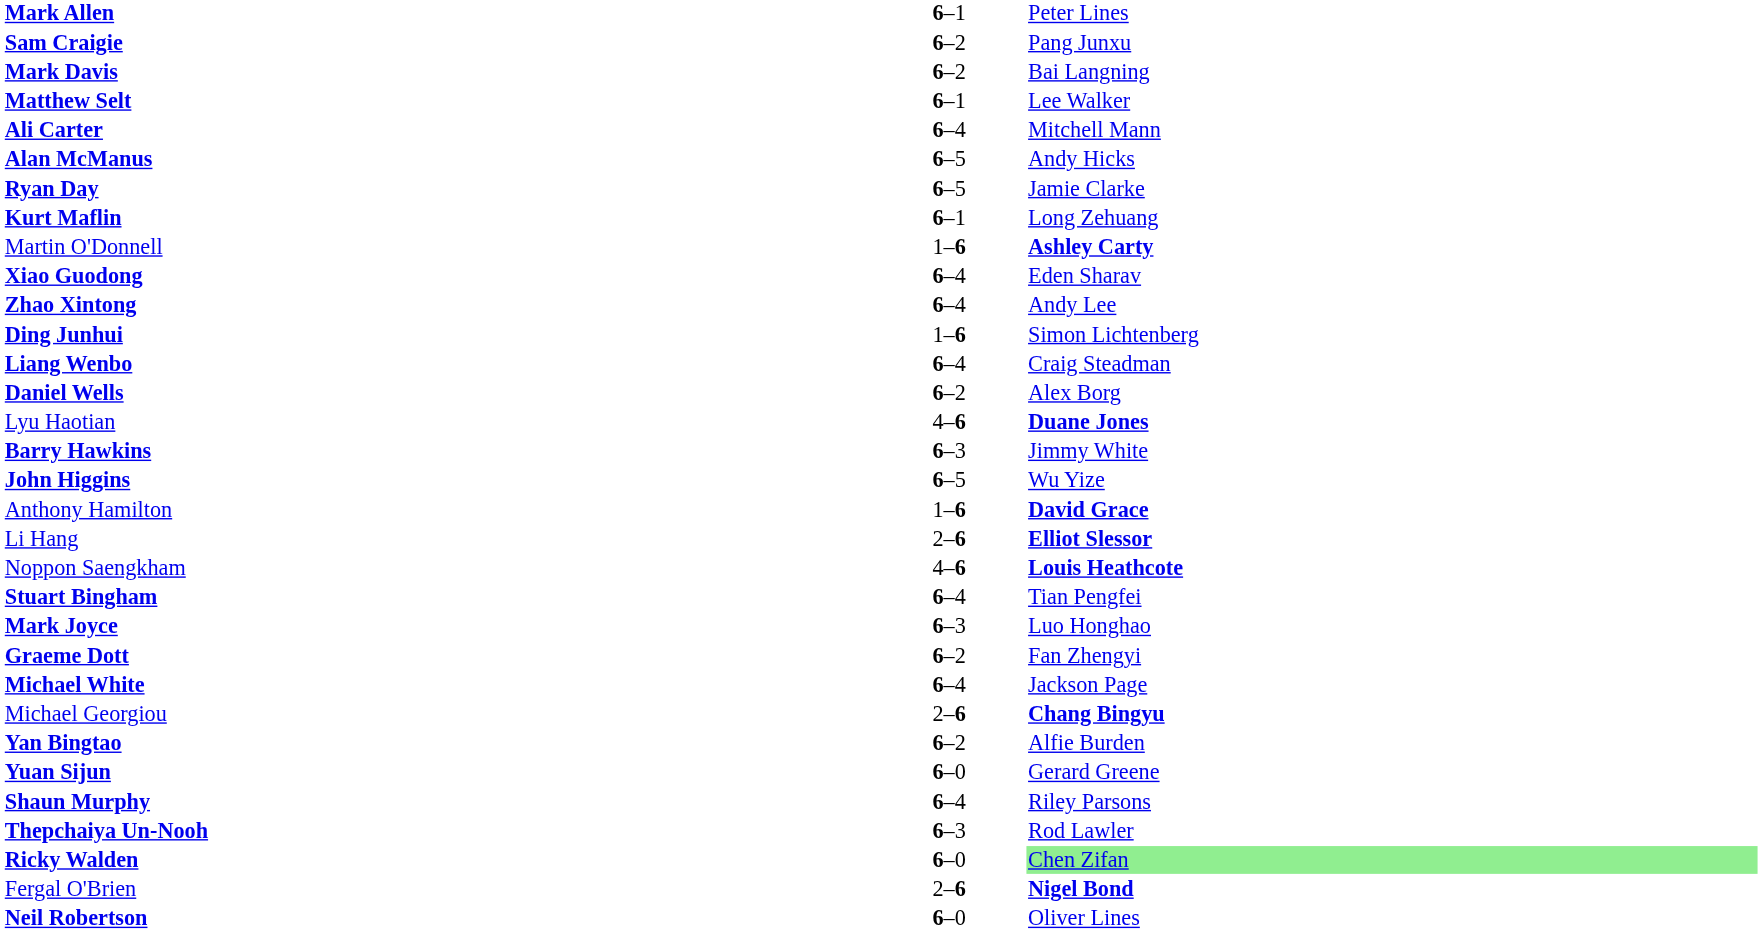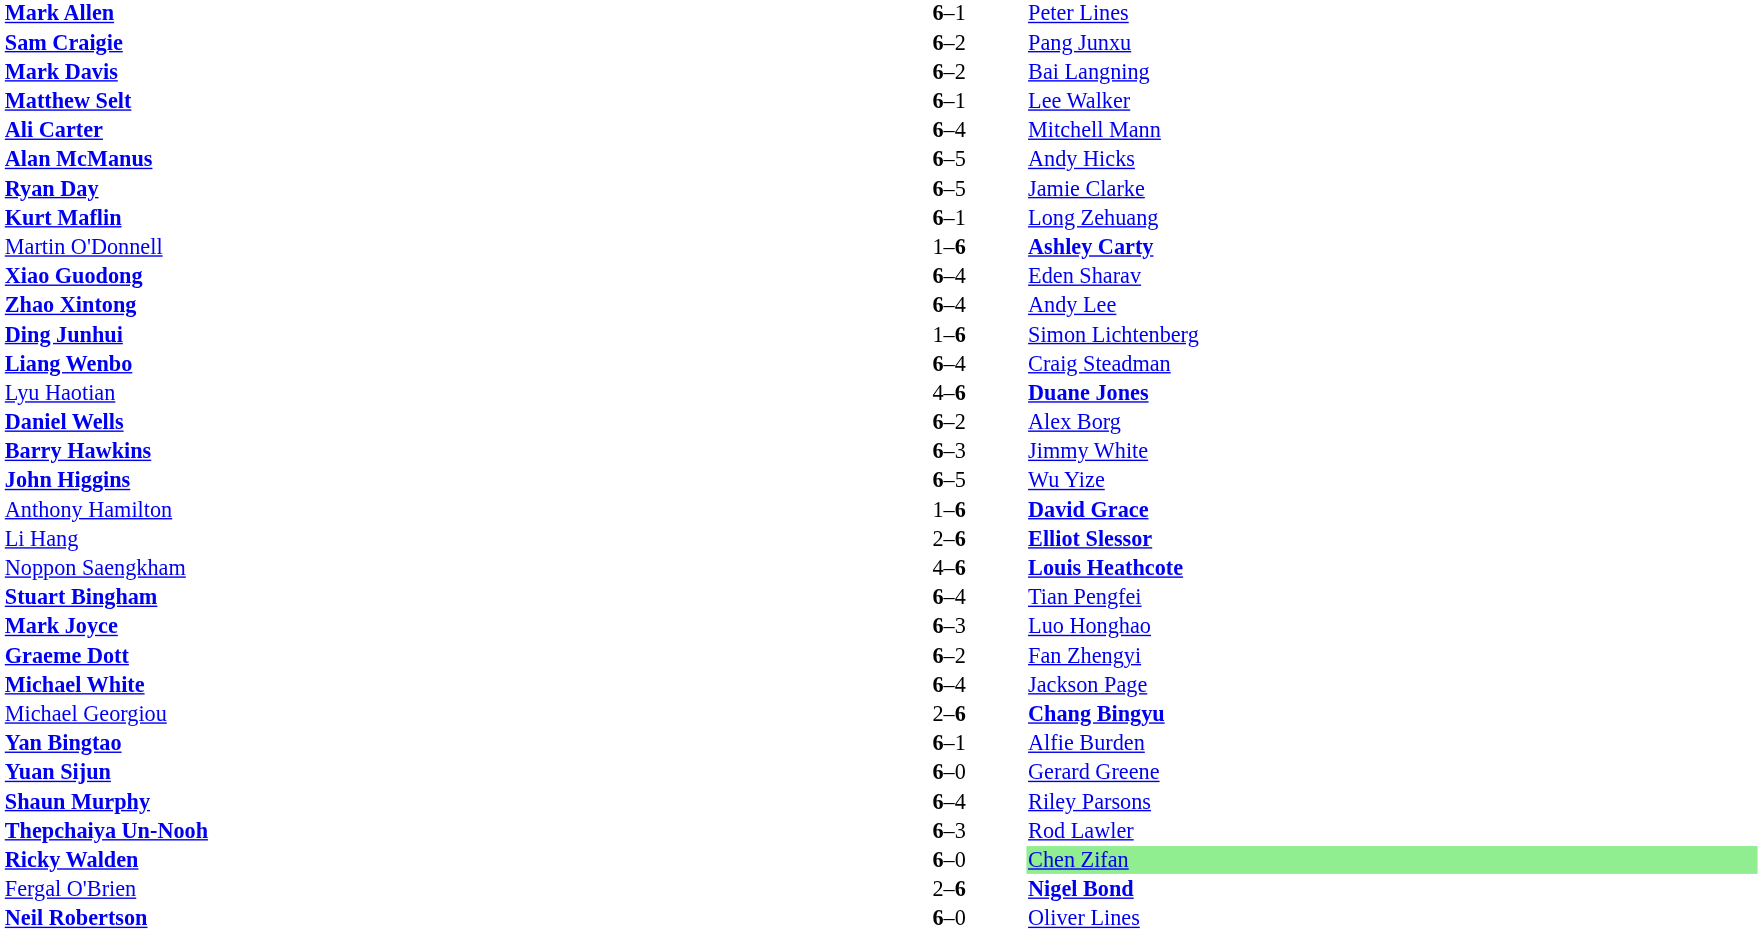rows swapped: (60, 421) <-> (64, 392)
(949, 743) 6–2 -> (949, 743) 6–1
